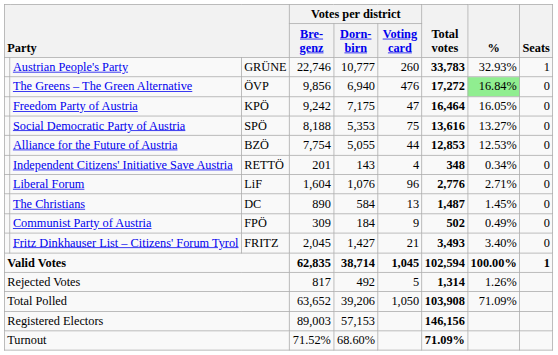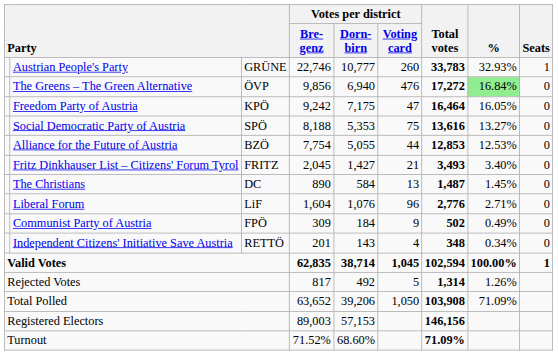rows swapped: (126, 243) <-> (123, 164)
rows swapped: (49, 184) <-> (49, 203)
